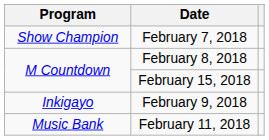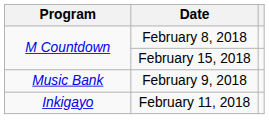- row: (195, 37)
(68, 102) Inkigayo -> (68, 80) Music Bank
(68, 124) Music Bank -> (68, 102) Inkigayo
